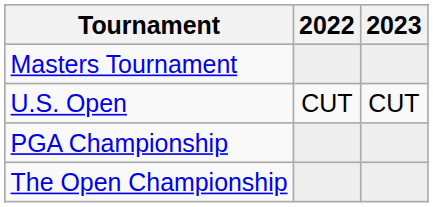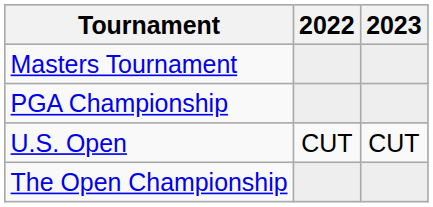rows swapped: (119, 143) <-> (69, 104)
